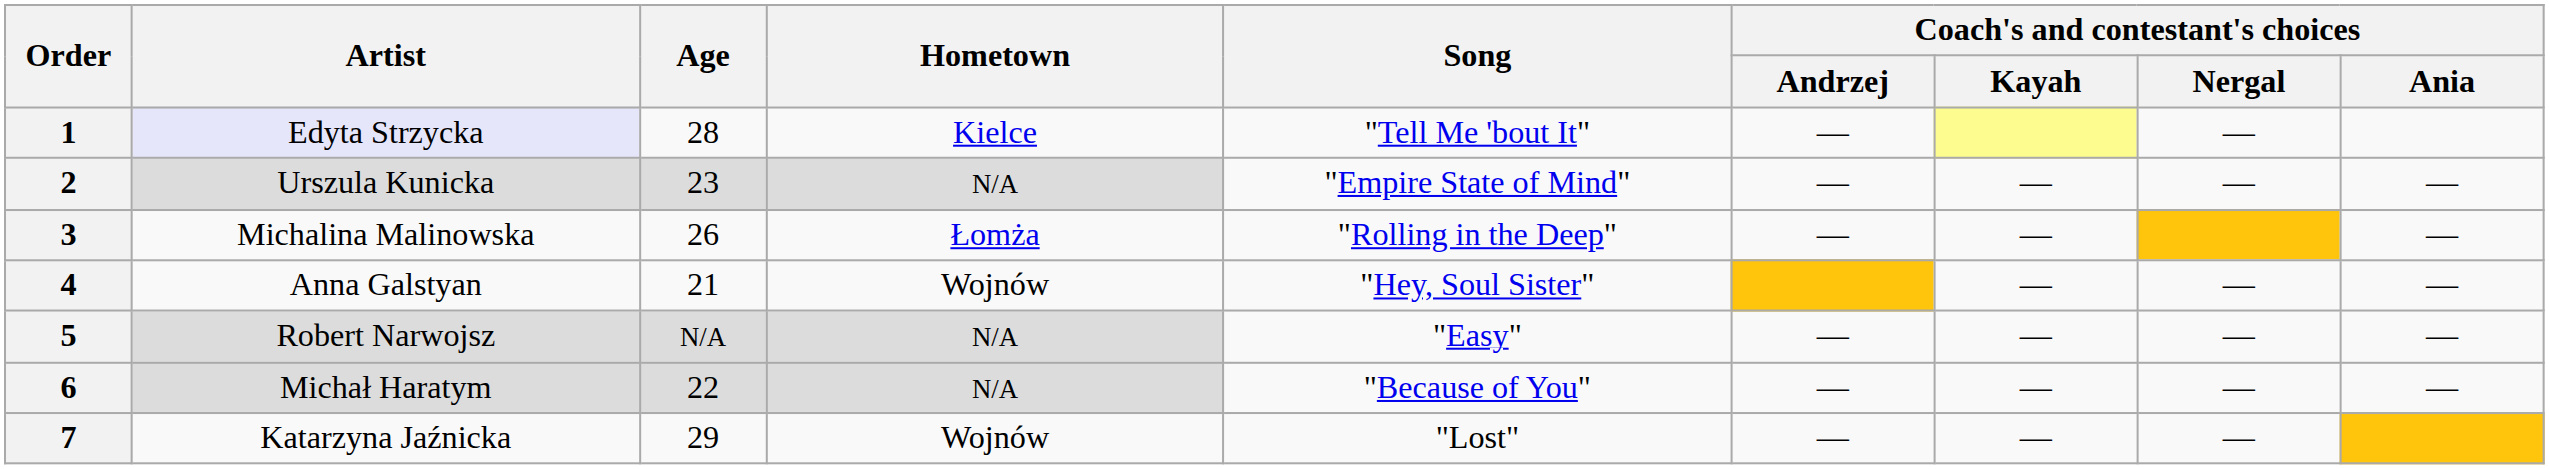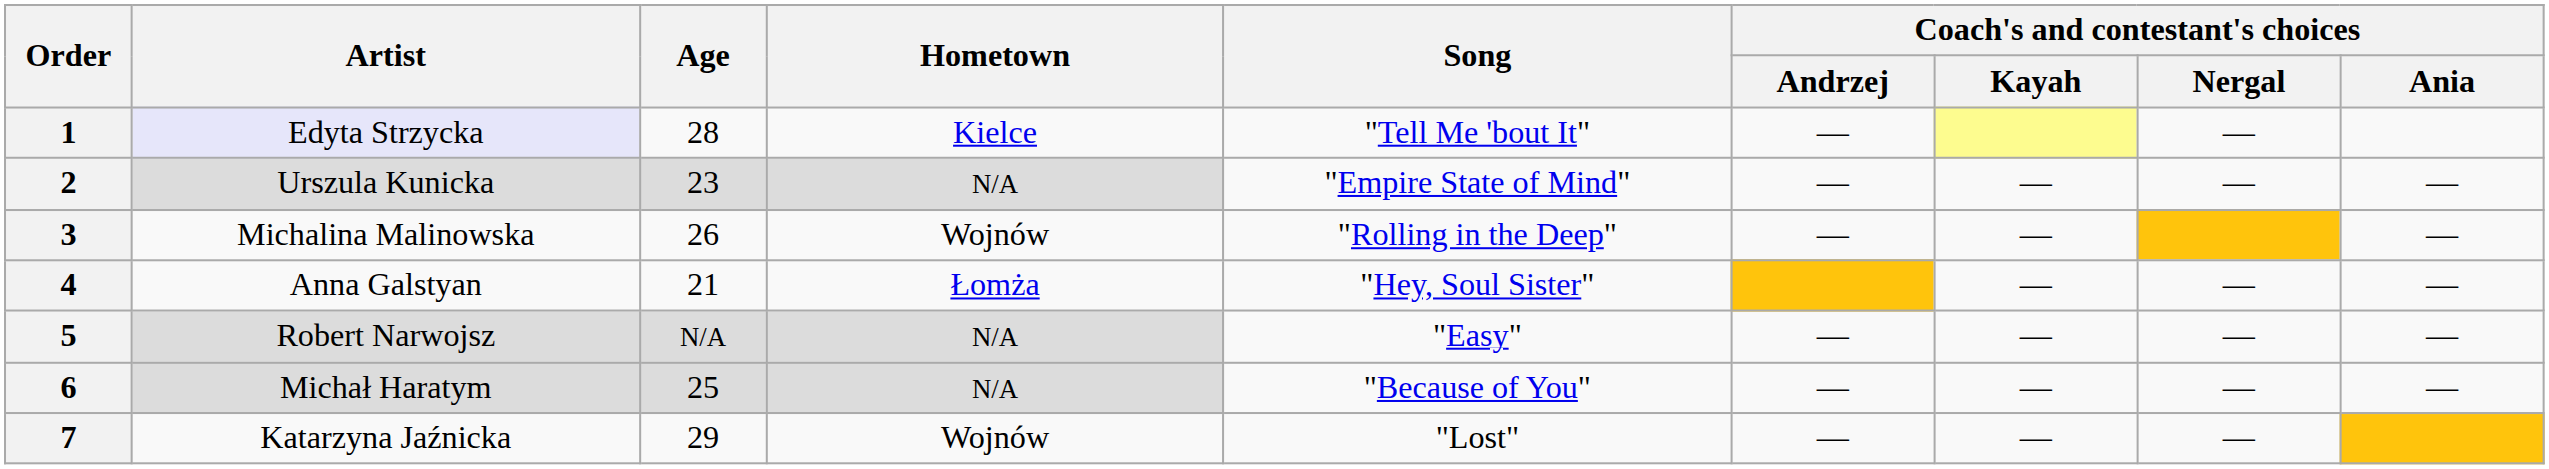(995, 234) Łomża -> (995, 234) Wojnów
(995, 285) Wojnów -> (995, 285) Łomża
(703, 387) 22 -> (703, 387) 25
